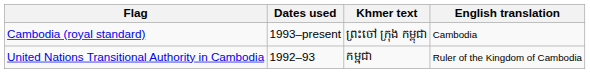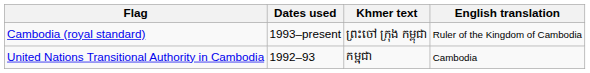(455, 35) Cambodia -> (507, 35) Ruler of the Kingdom of Cambodia
(507, 58) Ruler of the Kingdom of Cambodia -> (455, 58) Cambodia
